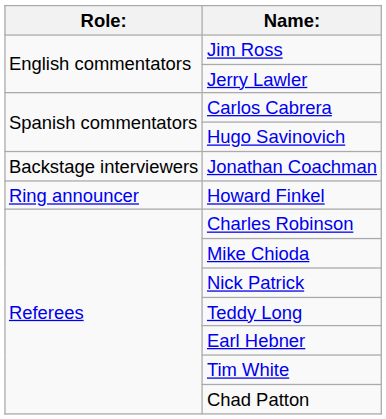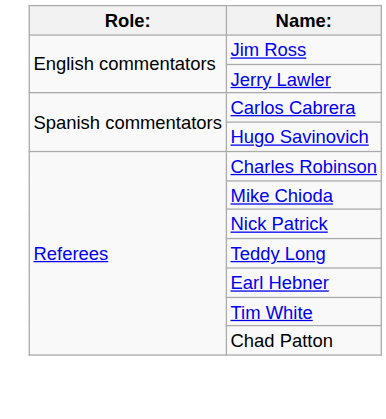- row: (292, 166)
- row: (266, 195)
